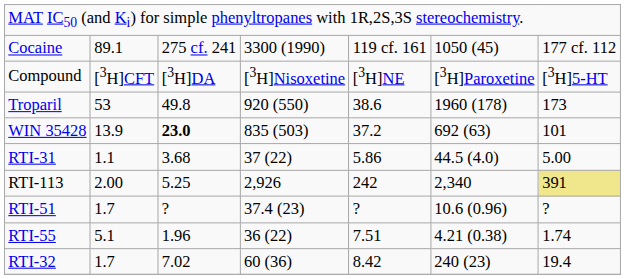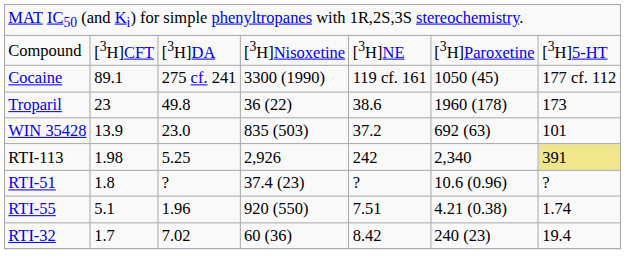rows swapped: (45, 76) <-> (35, 48)
(102, 104) 53 -> (102, 104) 23
(276, 104) 920 (550) -> (268, 104) 36 (22)
(176, 130) bold -> (176, 130) normal
- row: (32, 157)
(109, 183) 2.00 -> (109, 157) 1.98
(104, 209) 1.7 -> (104, 183) 1.8
(268, 235) 36 (22) -> (276, 209) 920 (550)
